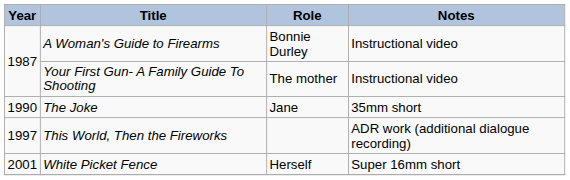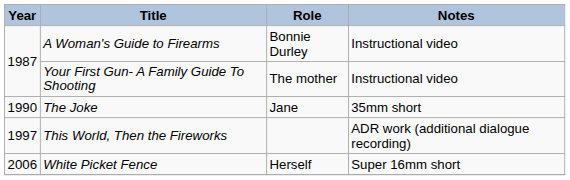(22, 164) 2001 -> (22, 164) 2006
